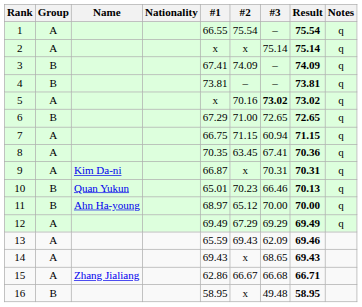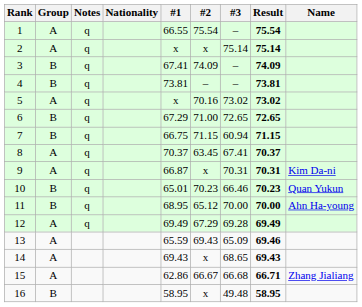columns swapped: (107, 13) <-> (341, 13)
(275, 100) bold -> (236, 100) normal
(53, 135) A -> (53, 135) B
(215, 153) 70.35 -> (176, 153) 70.37
(308, 153) 70.36 -> (268, 153) 70.37
(308, 188) 70.13 -> (268, 188) 70.23
(215, 205) 68.97 -> (176, 205) 68.95
(275, 223) 69.29 -> (236, 223) 69.28
(275, 240) 62.09 -> (236, 240) 65.09
